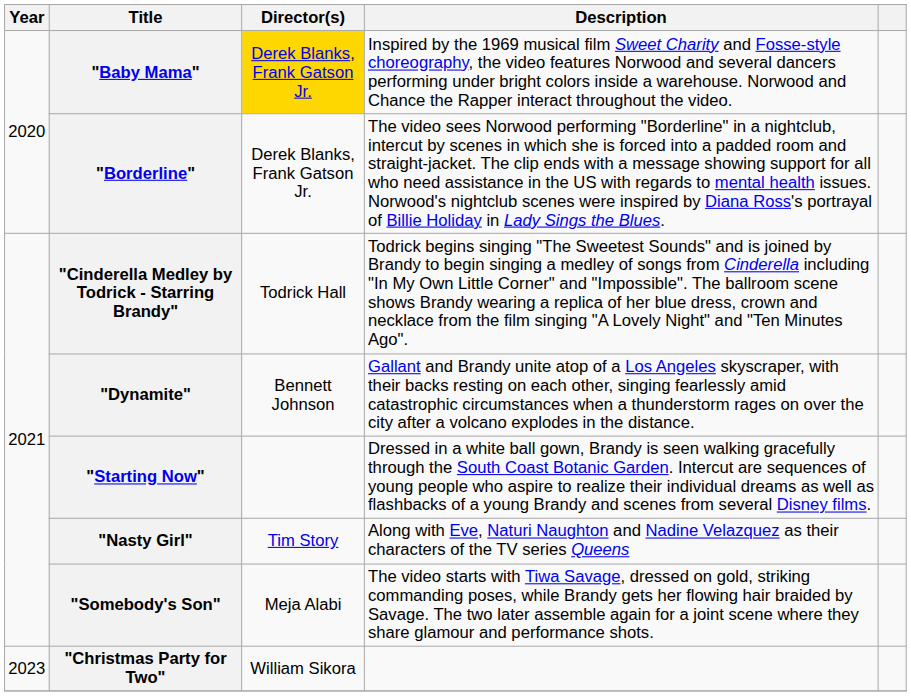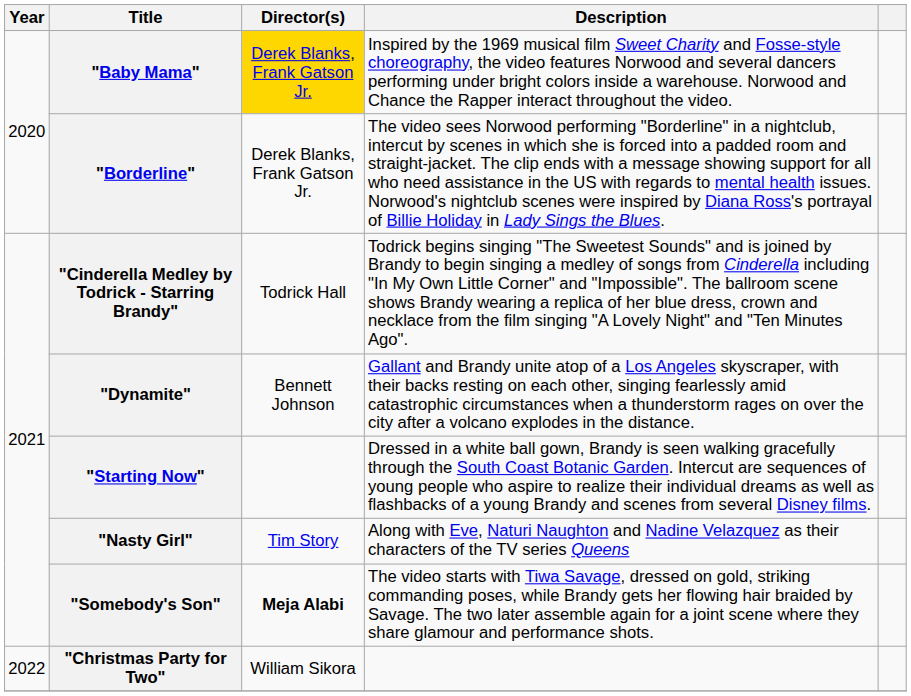(303, 604) normal -> (303, 604) bold
(27, 668) 2023 -> (27, 668) 2022
